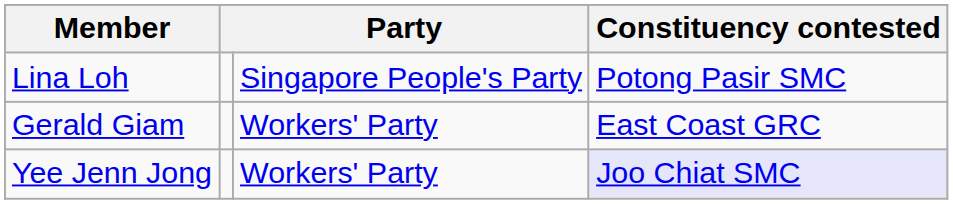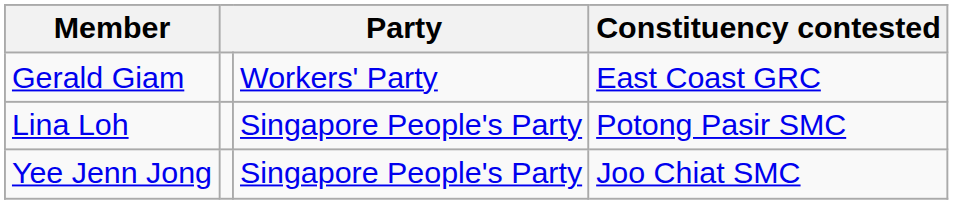rows swapped: (98, 125) <-> (70, 76)
(339, 173) Workers' Party -> (411, 173) Singapore People's Party
(698, 173) lavender background -> (698, 173) no background
